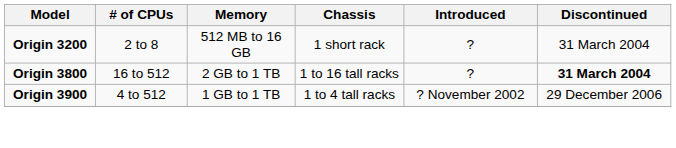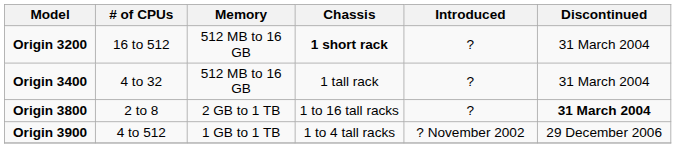(141, 44) 2 to 8 -> (141, 44) 16 to 512
(349, 44) normal -> (349, 44) bold
+ row: (50, 81)
(141, 73) 16 to 512 -> (141, 110) 2 to 8
